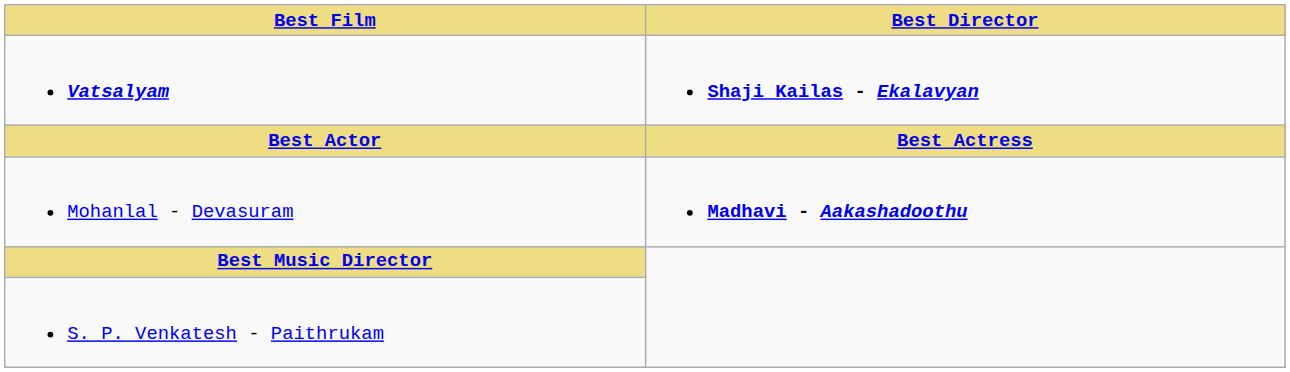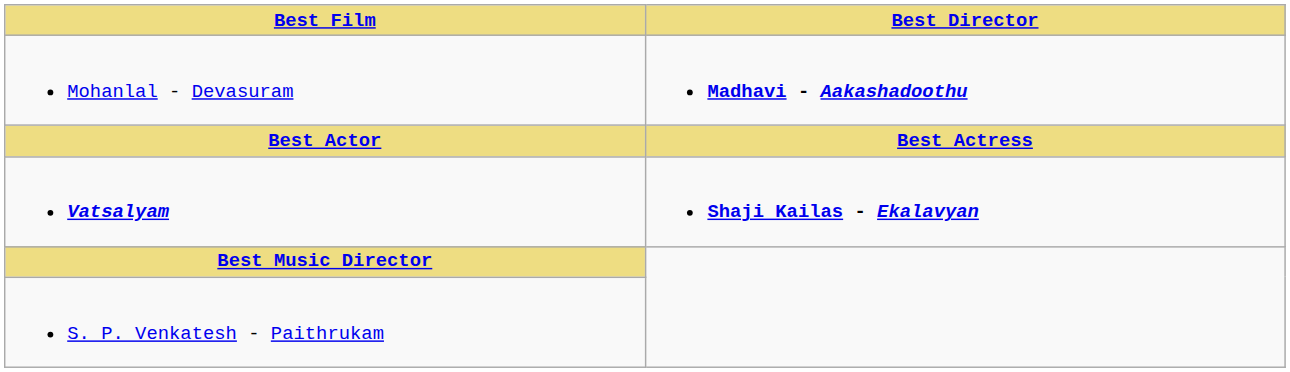rows swapped: (325, 91) <-> (325, 212)
